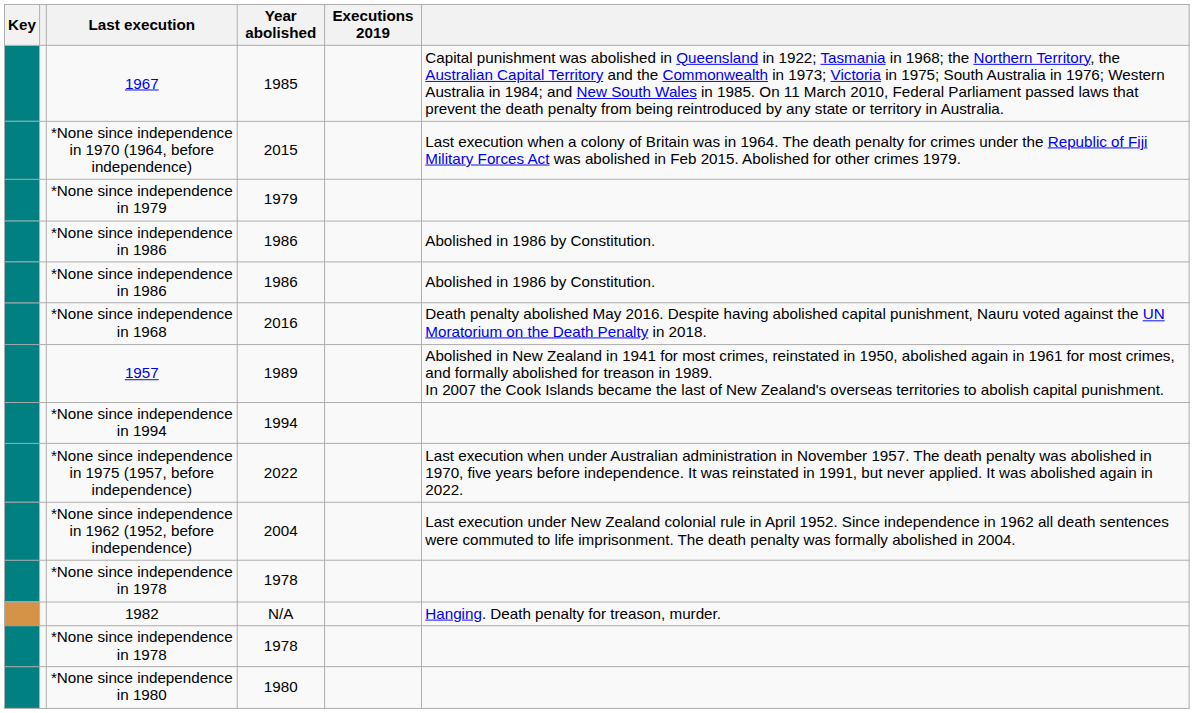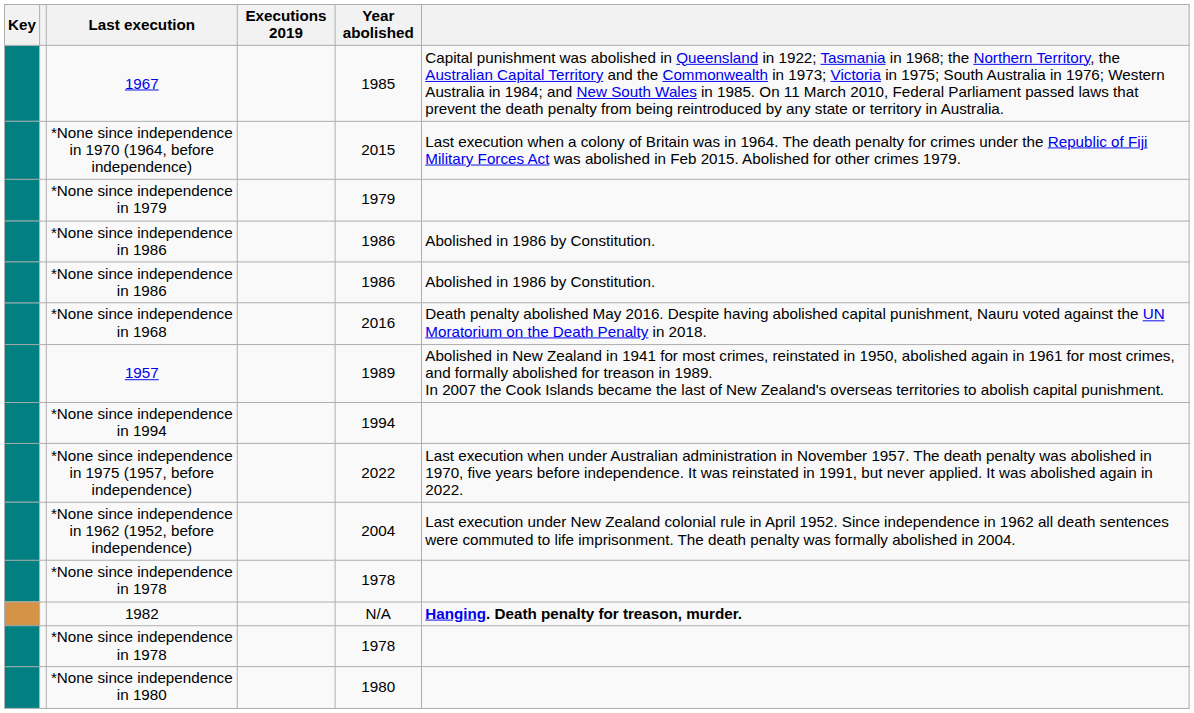columns swapped: (373, 25) <-> (281, 25)
(573, 613) normal -> (584, 613) bold
